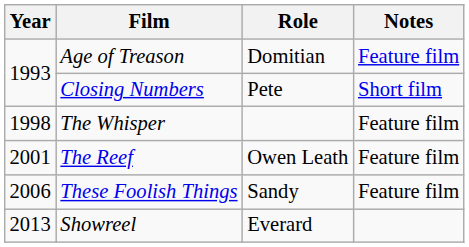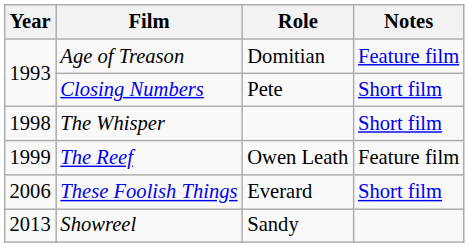(409, 123) Feature film -> (400, 123) Short film
(30, 157) 2001 -> (30, 157) 1999
(273, 191) Sandy -> (280, 191) Everard
(409, 191) Feature film -> (400, 191) Short film
(280, 225) Everard -> (273, 225) Sandy
